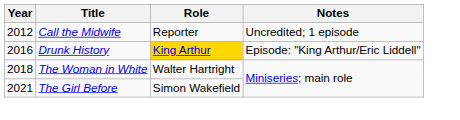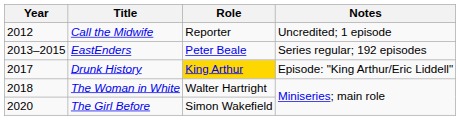+ row: (101, 50)
(20, 50) 2016 -> (20, 69) 2017
(20, 87) 2021 -> (20, 106) 2020
